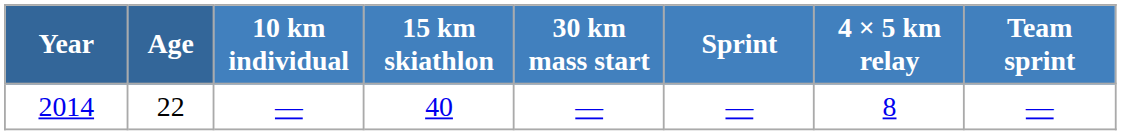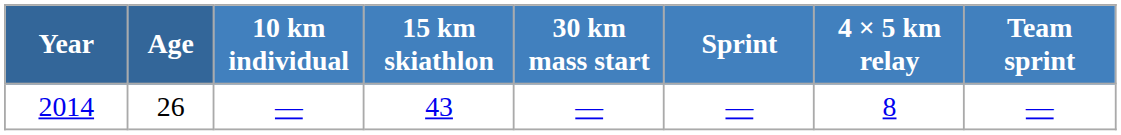(171, 106) 22 -> (171, 106) 26
(439, 106) 40 -> (439, 106) 43
